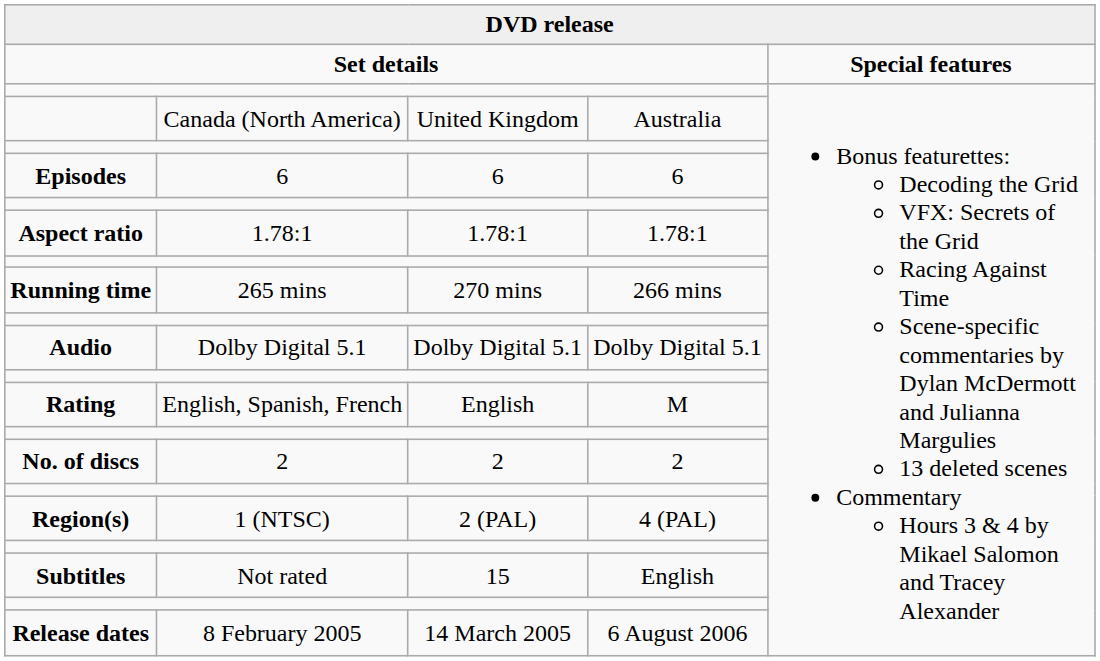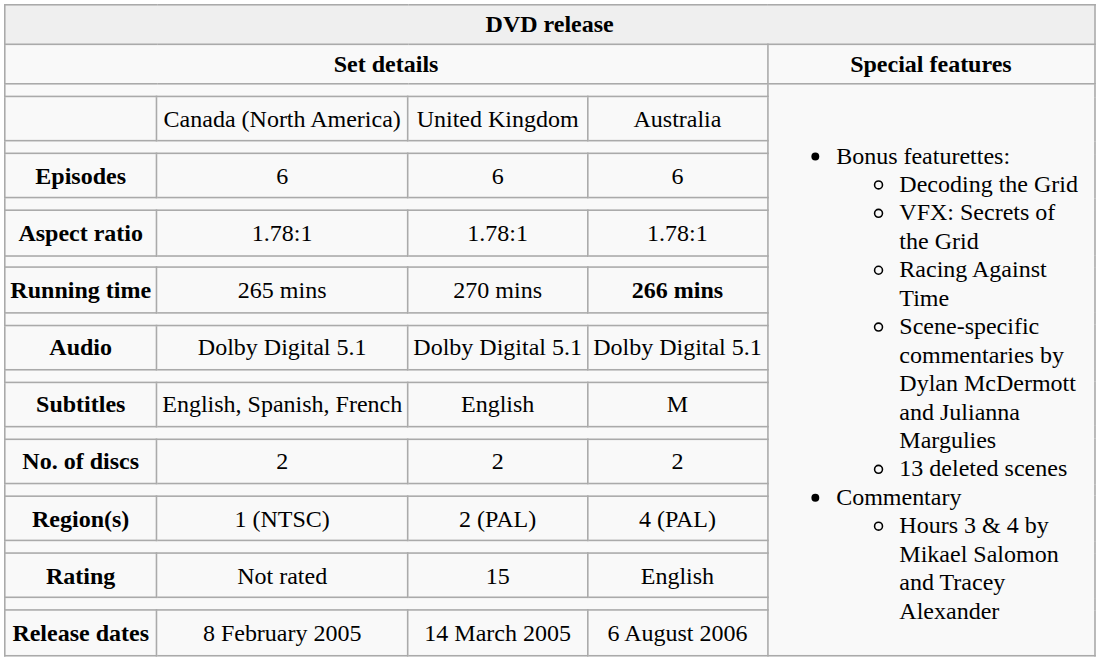(677, 289) normal -> (677, 289) bold
(81, 404) Rating -> (81, 404) Subtitles
(81, 575) Subtitles -> (81, 575) Rating
